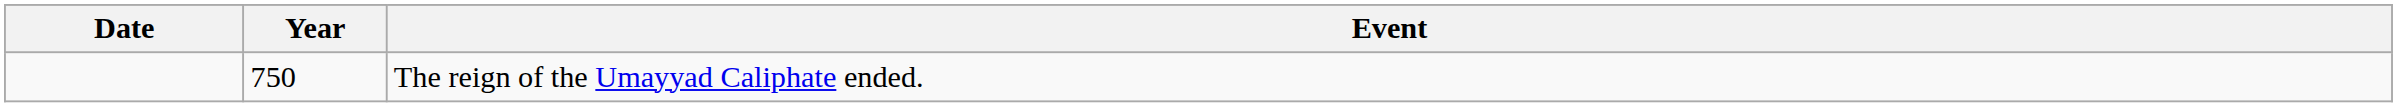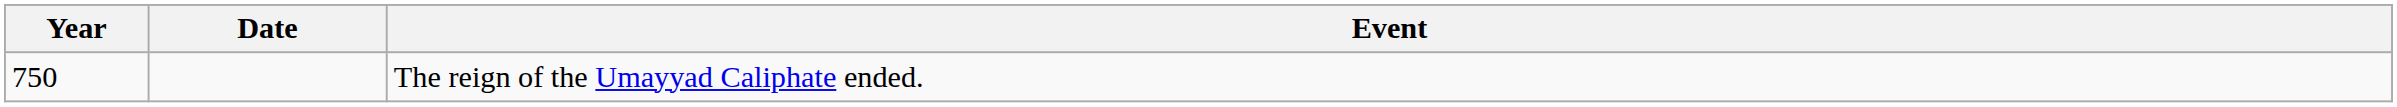columns swapped: (315, 28) <-> (124, 28)
